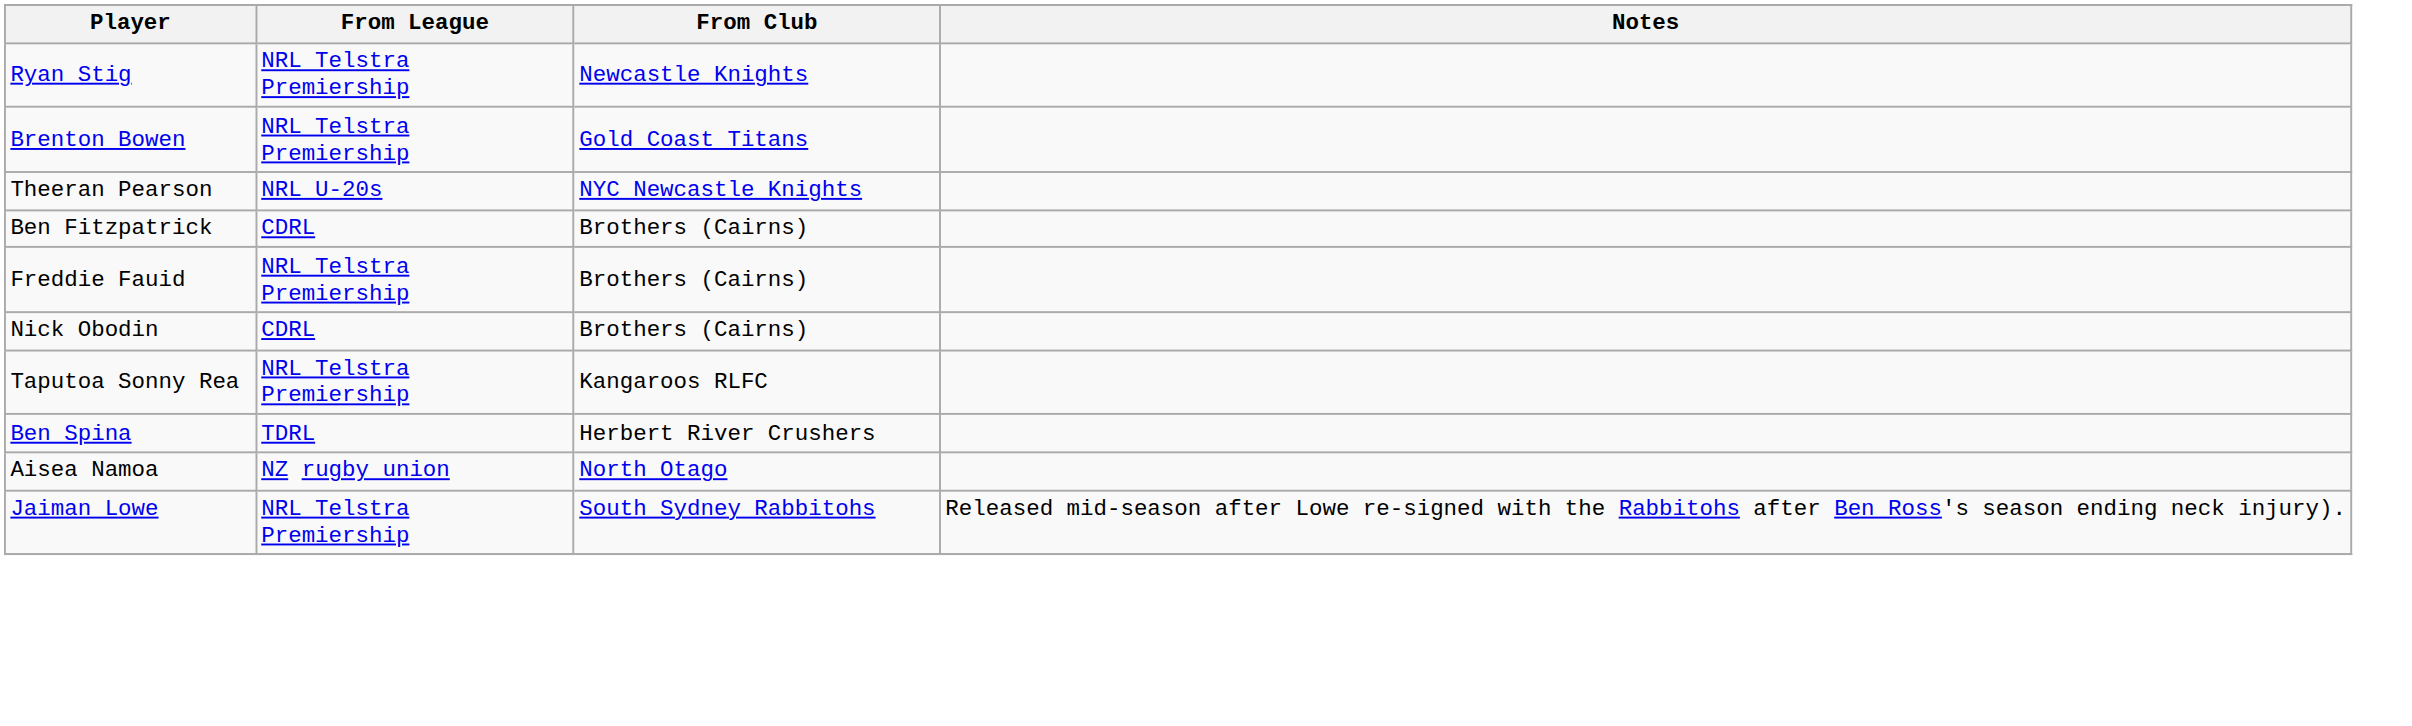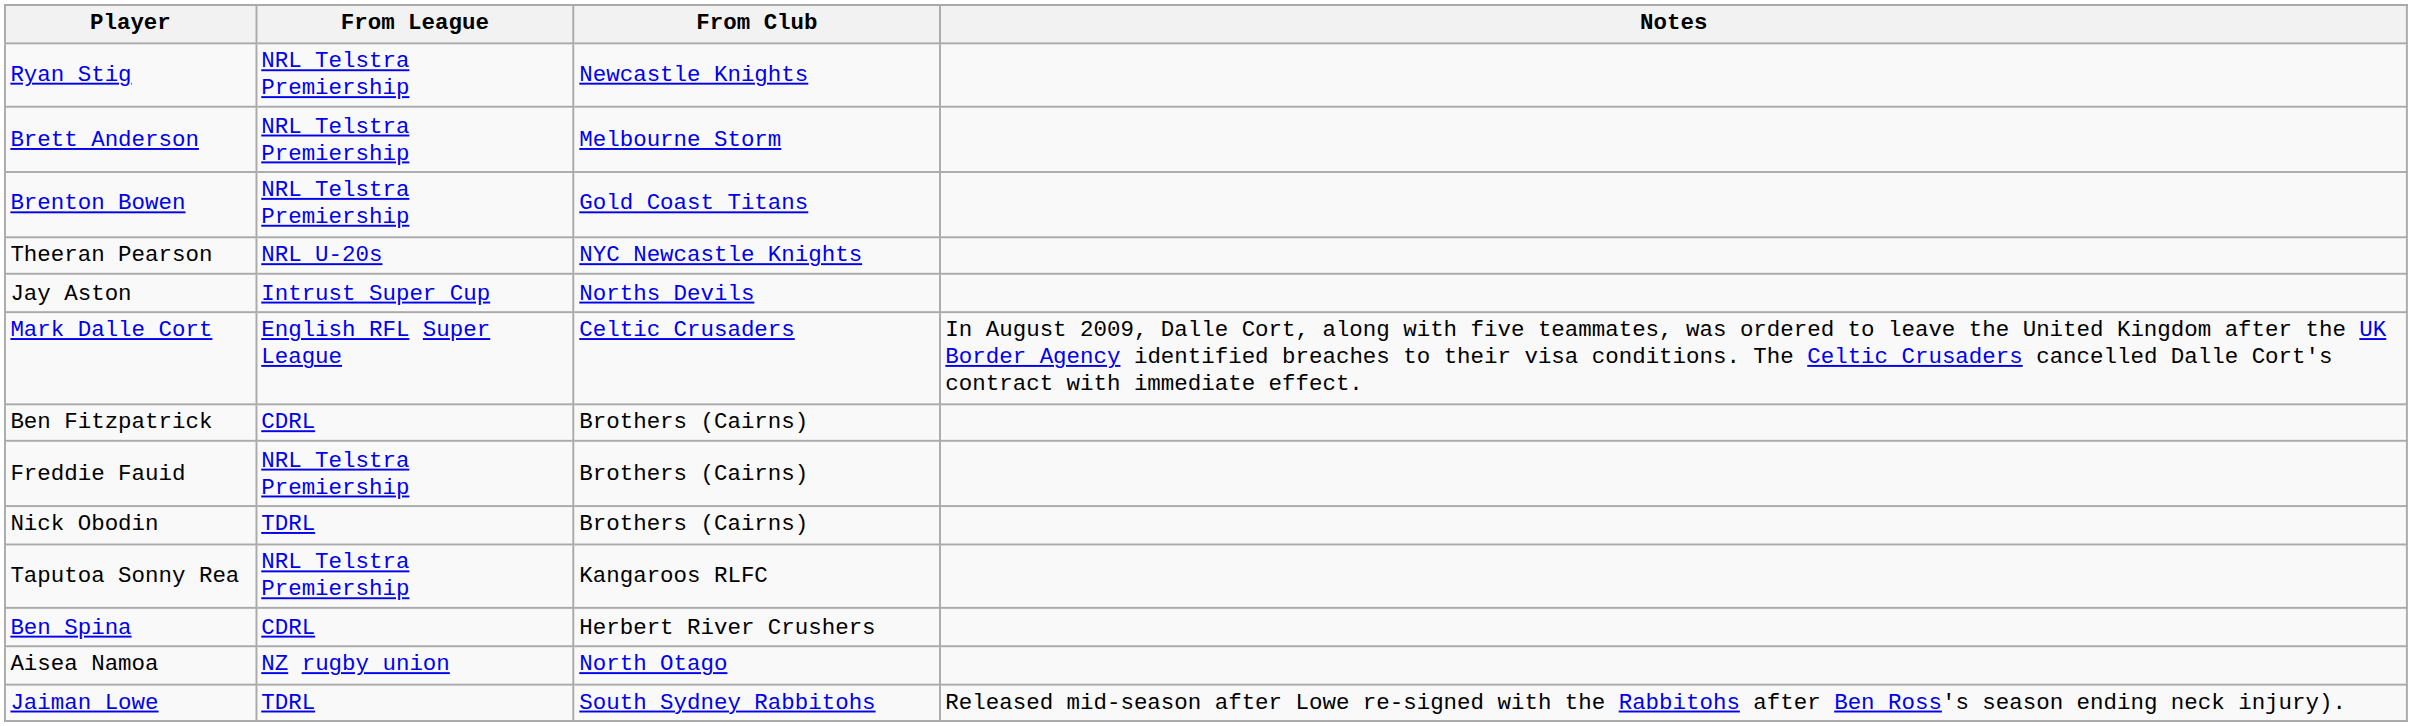+ row: (105, 139)
+ row: (71, 293)
+ row: (111, 331)
(288, 331) CDRL -> (288, 524) TDRL
(288, 433) TDRL -> (288, 627) CDRL
(335, 522) NRL Telstra Premiership -> (288, 702) TDRL
